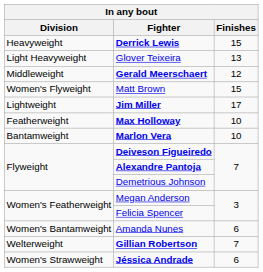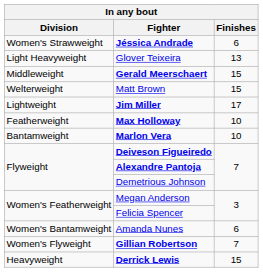rows swapped: (148, 43) <-> (154, 259)
(236, 74) 12 -> (236, 74) 15
(49, 89) Women's Flyweight -> (35, 89) Welterweight
(35, 244) Welterweight -> (49, 244) Women's Flyweight
